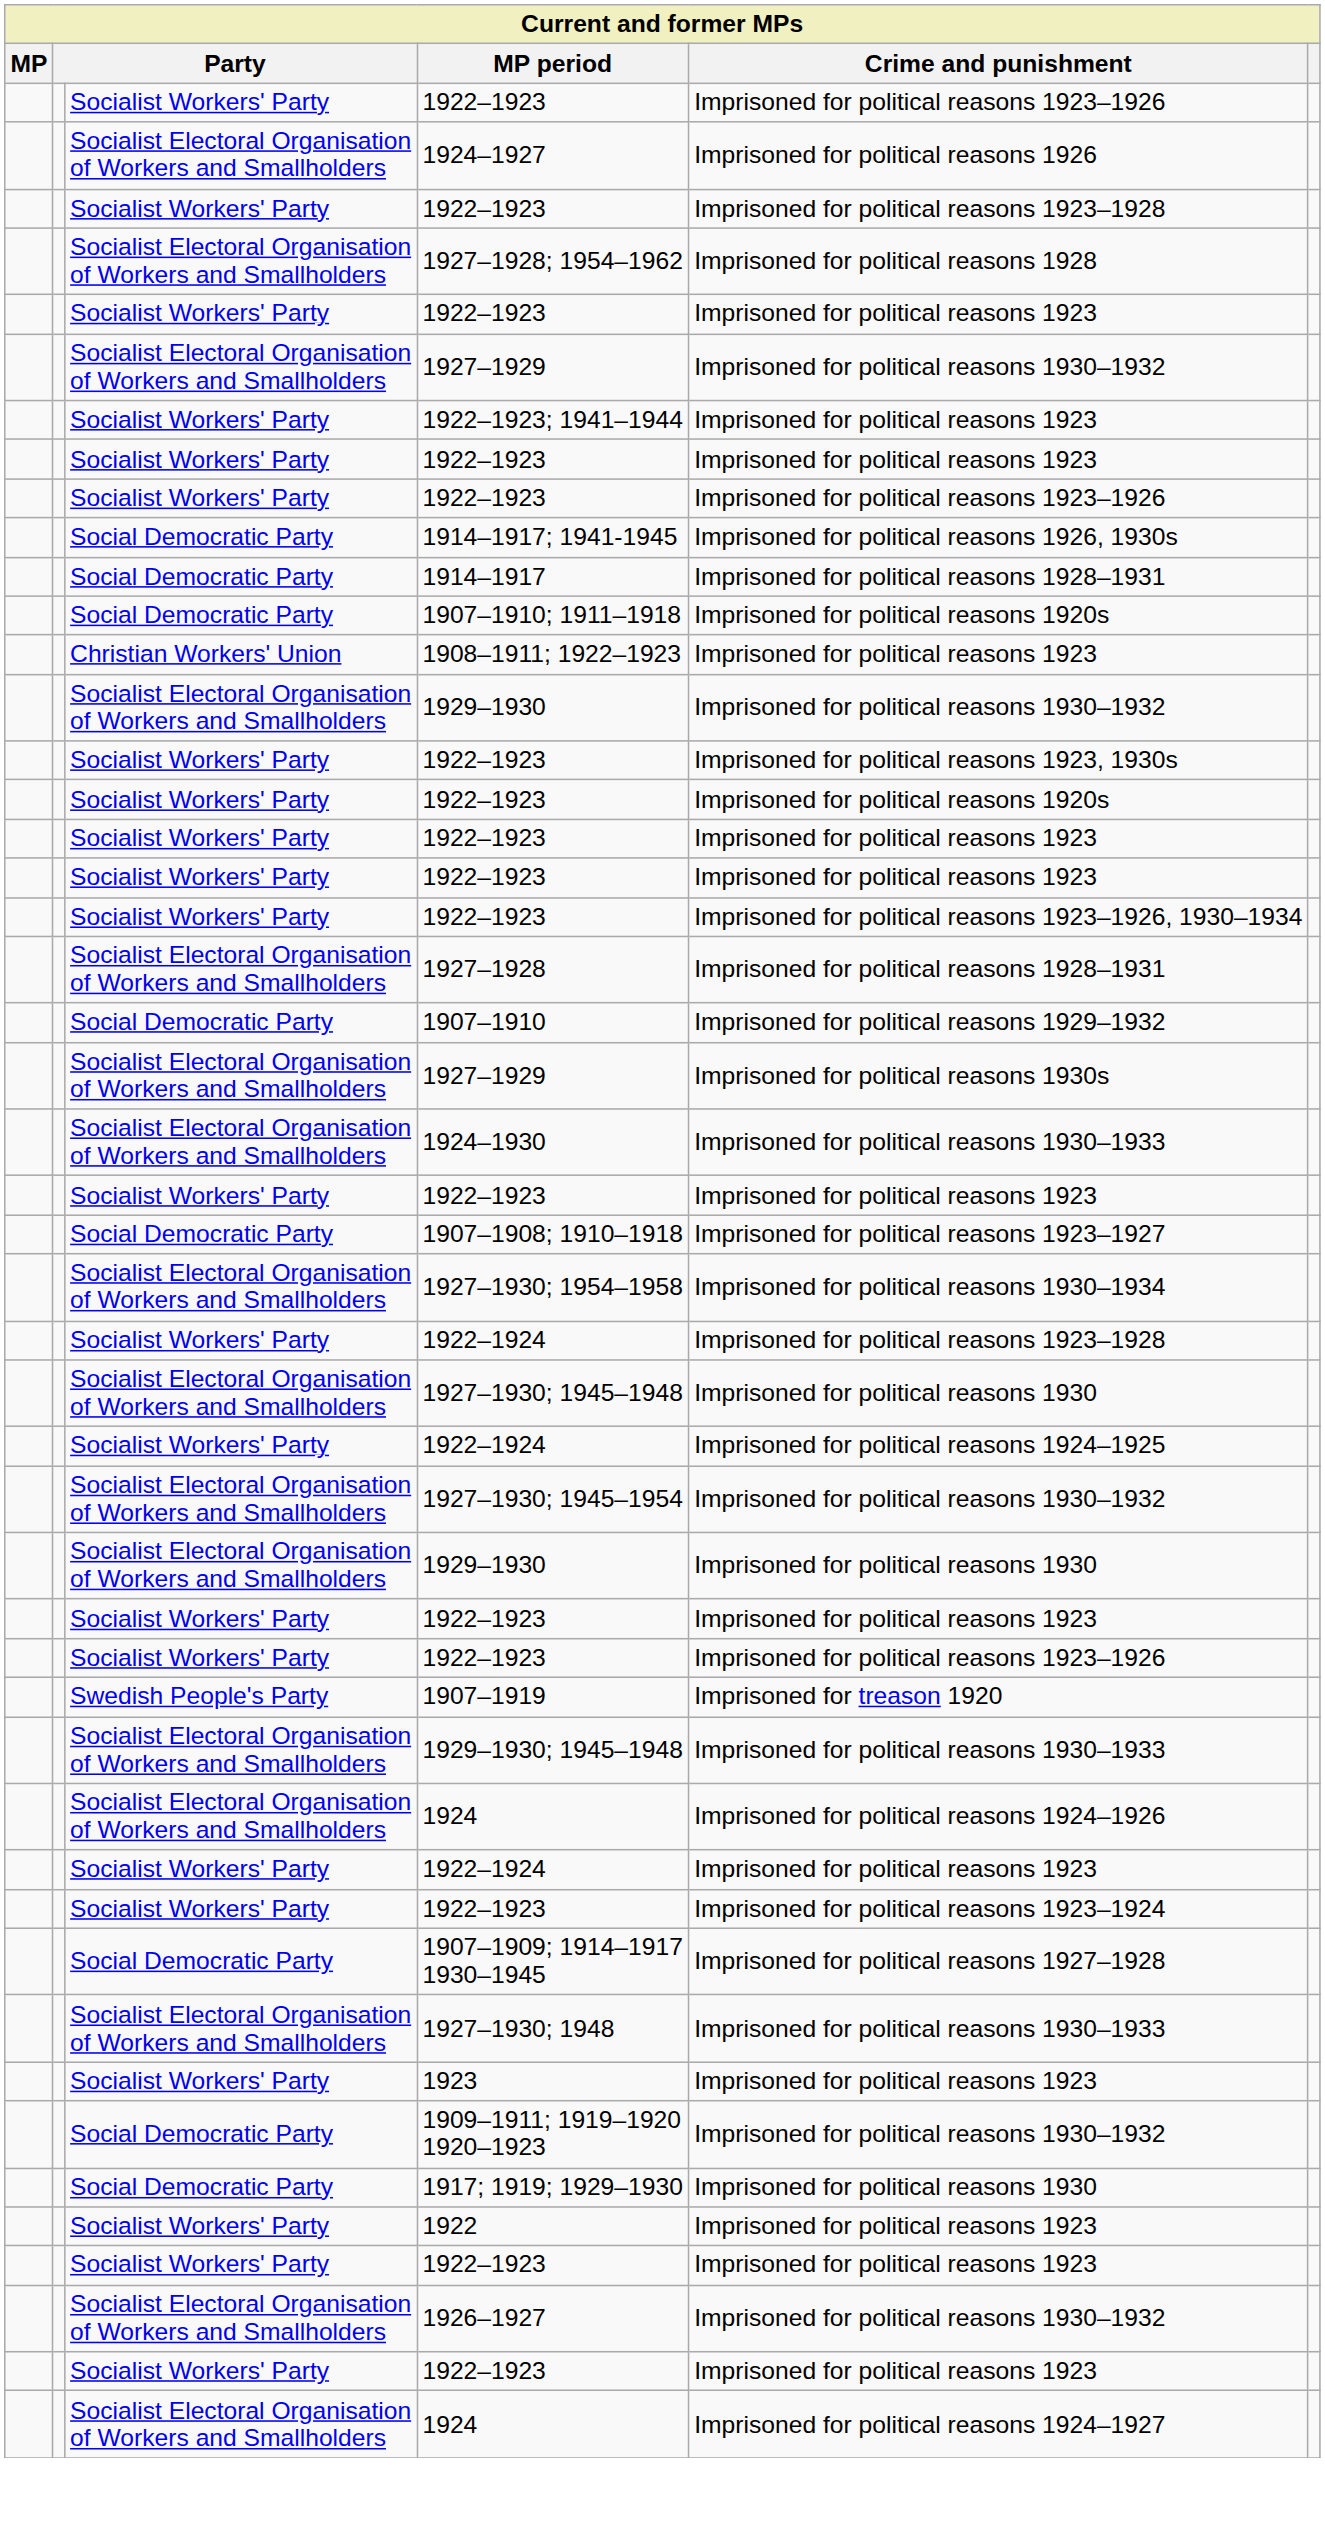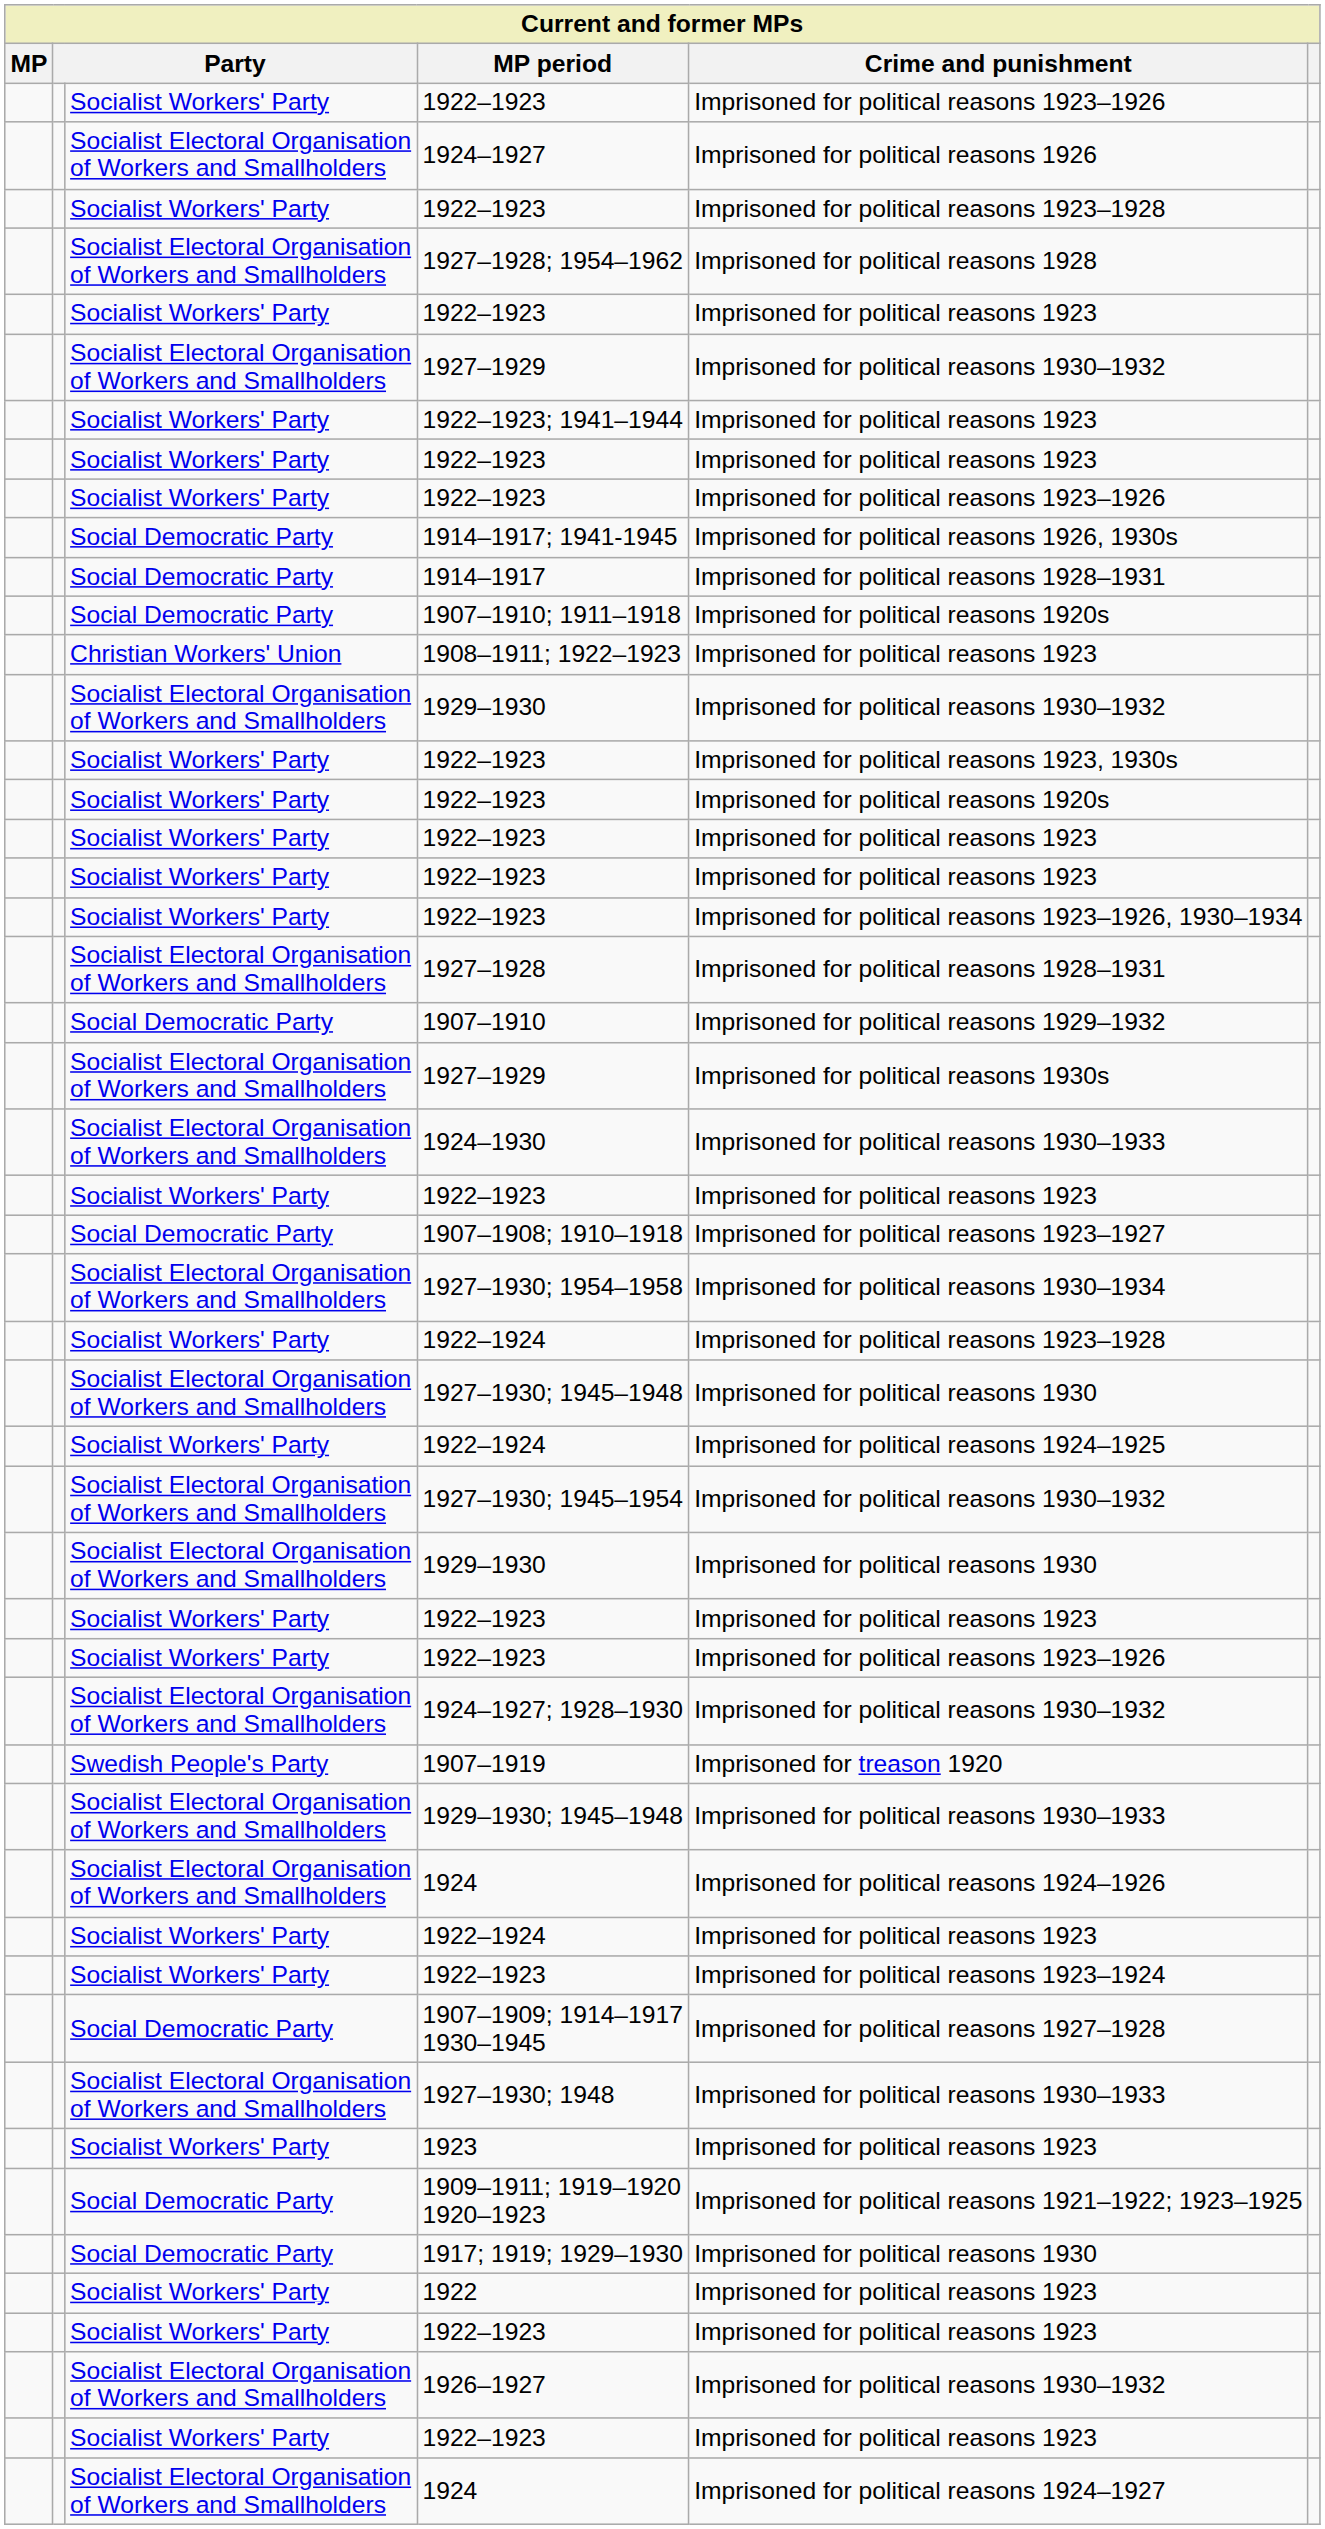+ row: (241, 1710)
(930, 2134) Imprisoned for political reasons 1930–1932 -> (998, 2200) Imprisoned for political reasons 1921–1922; 1923–1925
